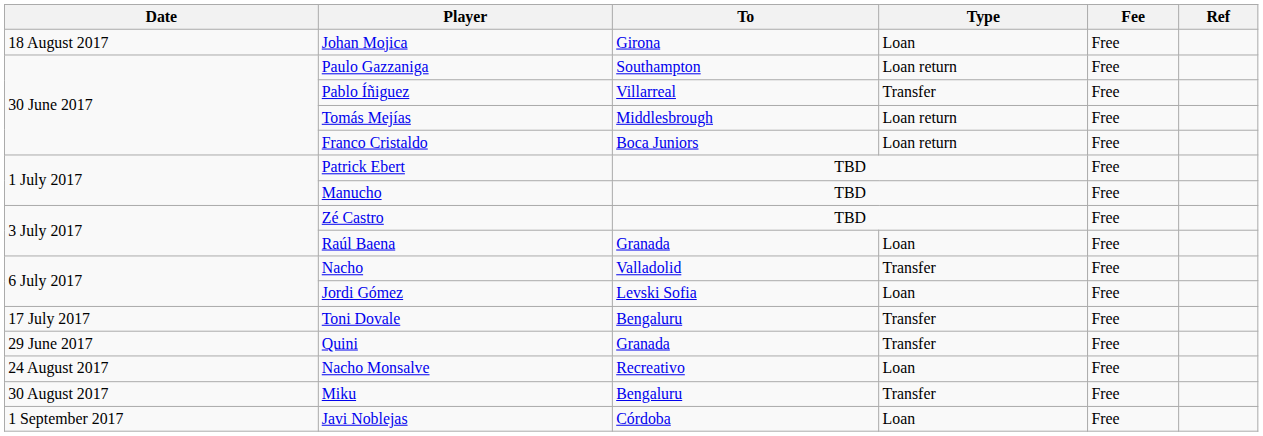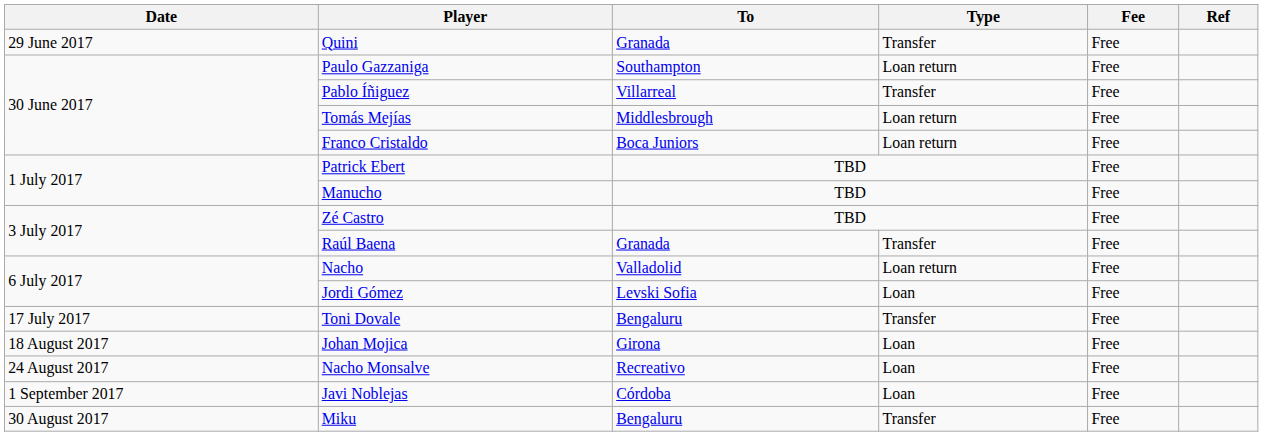rows swapped: (340, 343) <-> (365, 42)
(899, 243) Loan -> (909, 243) Transfer
(909, 268) Transfer -> (920, 268) Loan return
rows swapped: (339, 393) <-> (365, 419)
